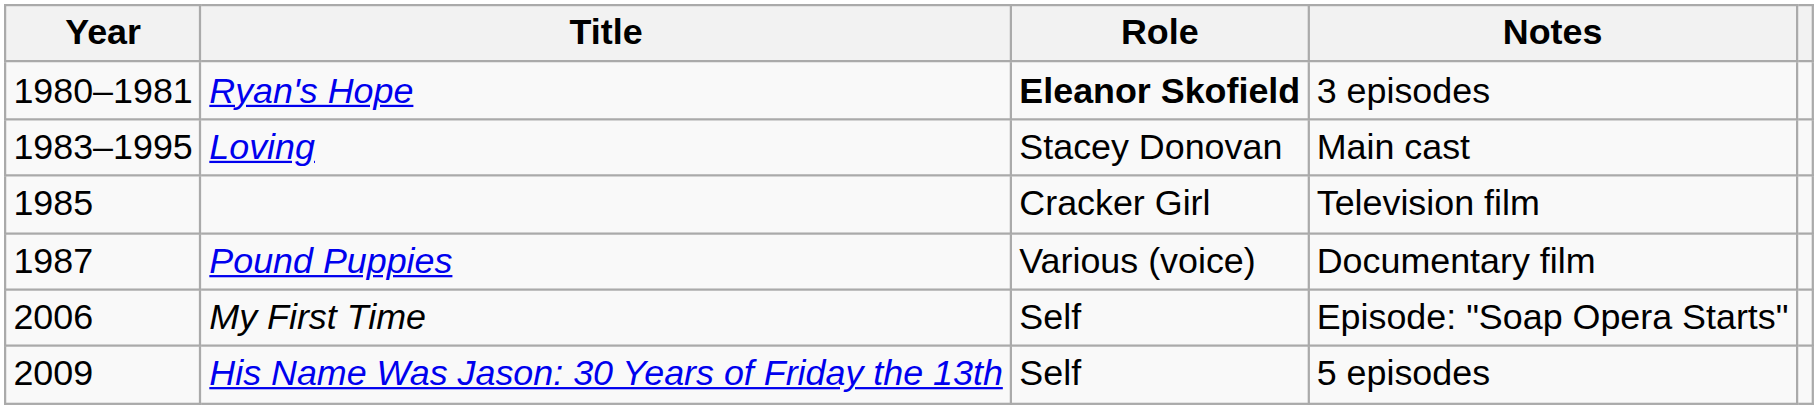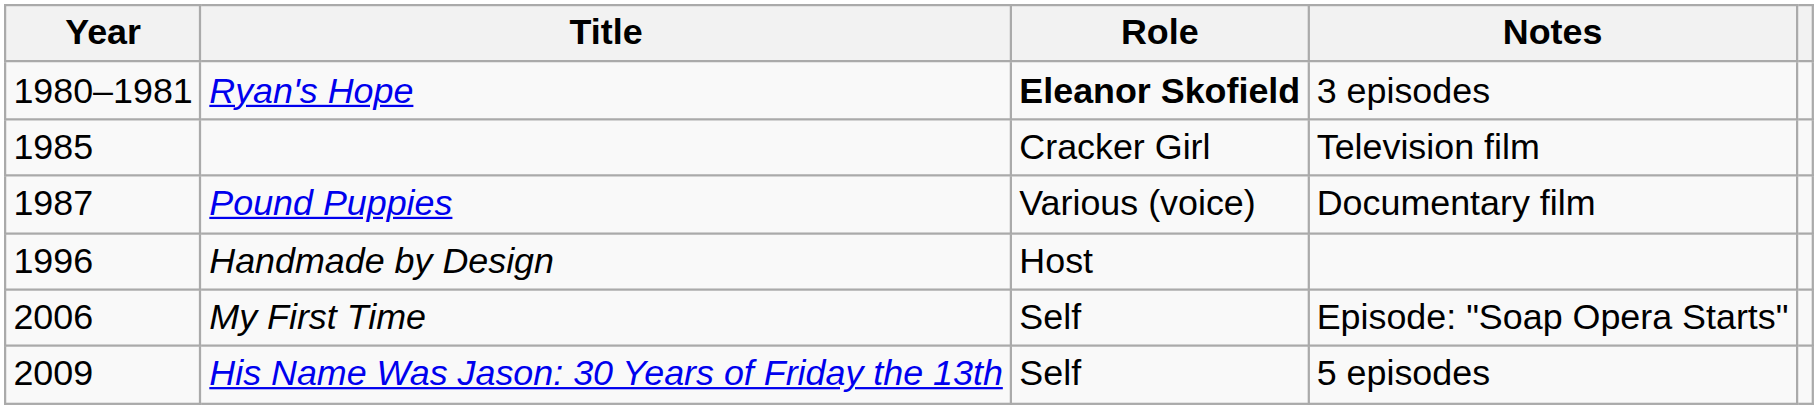- row: (262, 146)
+ row: (382, 260)
